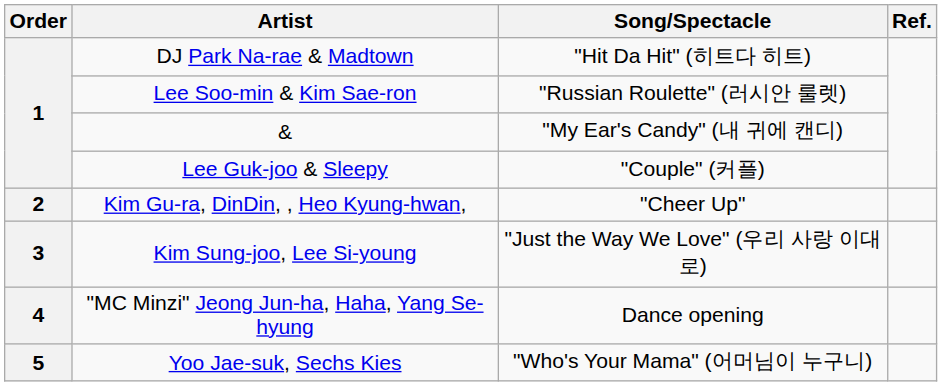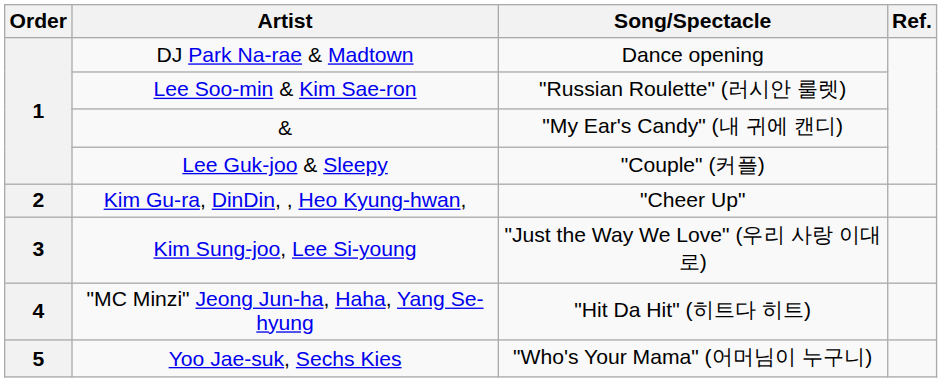(693, 56) "Hit Da Hit" (히트다 히트) -> (693, 54) Dance opening
(693, 315) Dance opening -> (693, 310) "Hit Da Hit" (히트다 히트)
